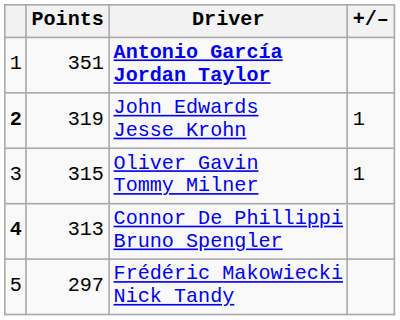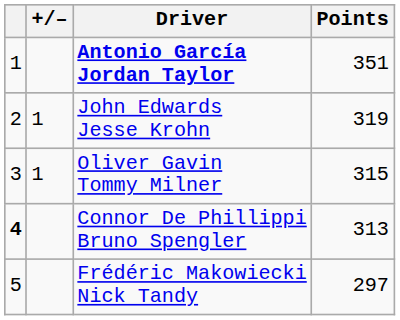columns swapped: (371, 21) <-> (68, 21)
(16, 121) bold -> (16, 121) normal
